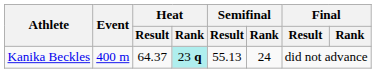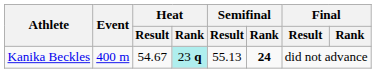(152, 57) 64.37 -> (152, 57) 54.67
(264, 57) normal -> (264, 57) bold
